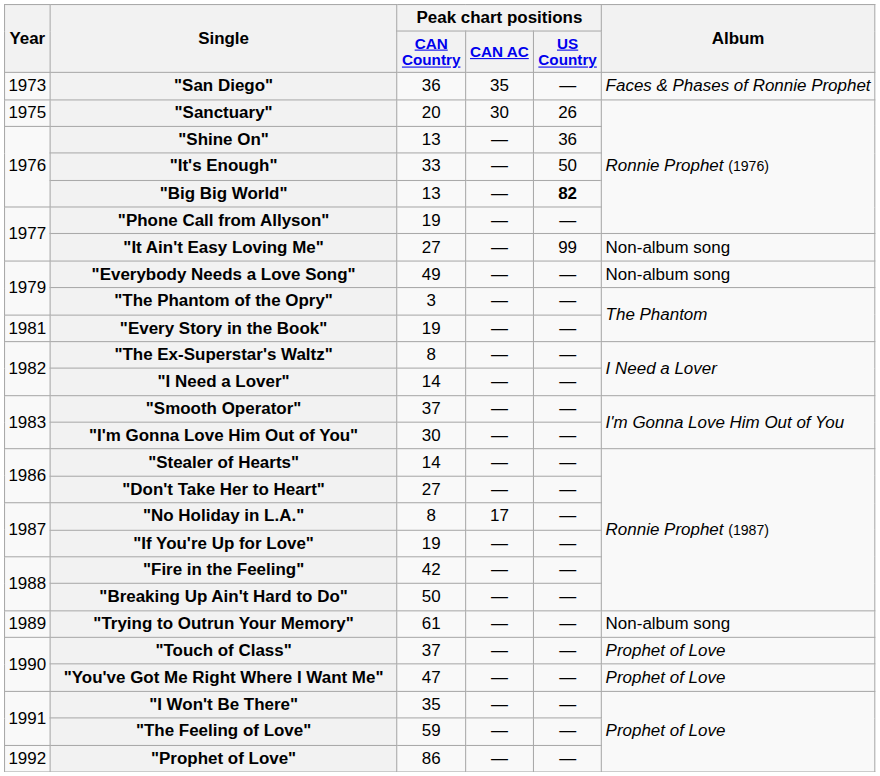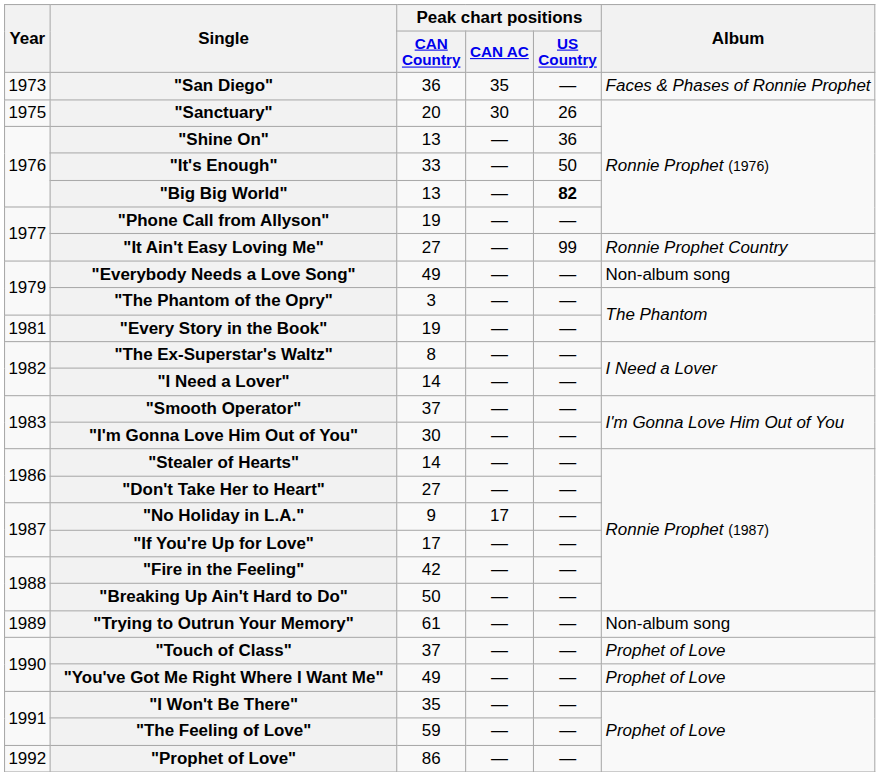(668, 247) Non-album song -> (697, 247) Ronnie Prophet Country
(431, 516) 8 -> (431, 516) 9
(431, 543) 19 -> (431, 543) 17
(431, 677) 47 -> (431, 677) 49
